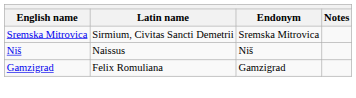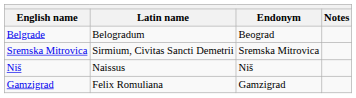+ row: (26, 34)
